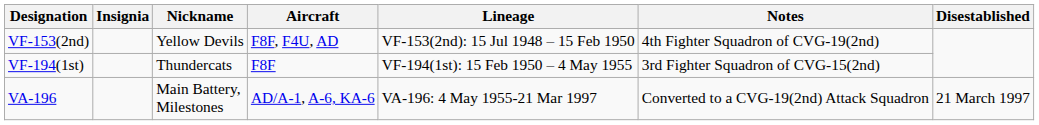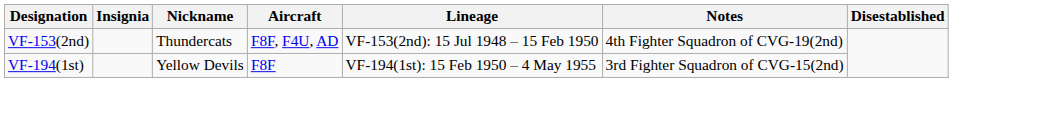(200, 41) Yellow Devils -> (194, 41) Thundercats
(194, 65) Thundercats -> (200, 65) Yellow Devils
- row: (32, 98)
